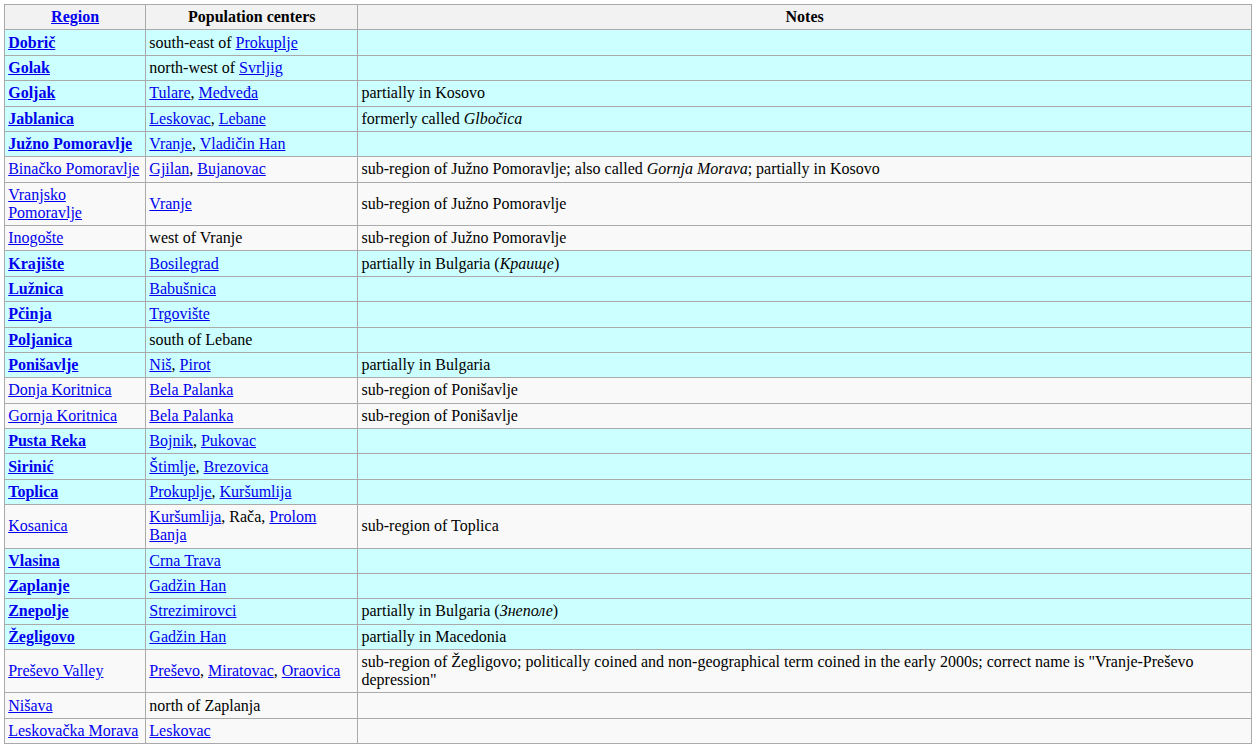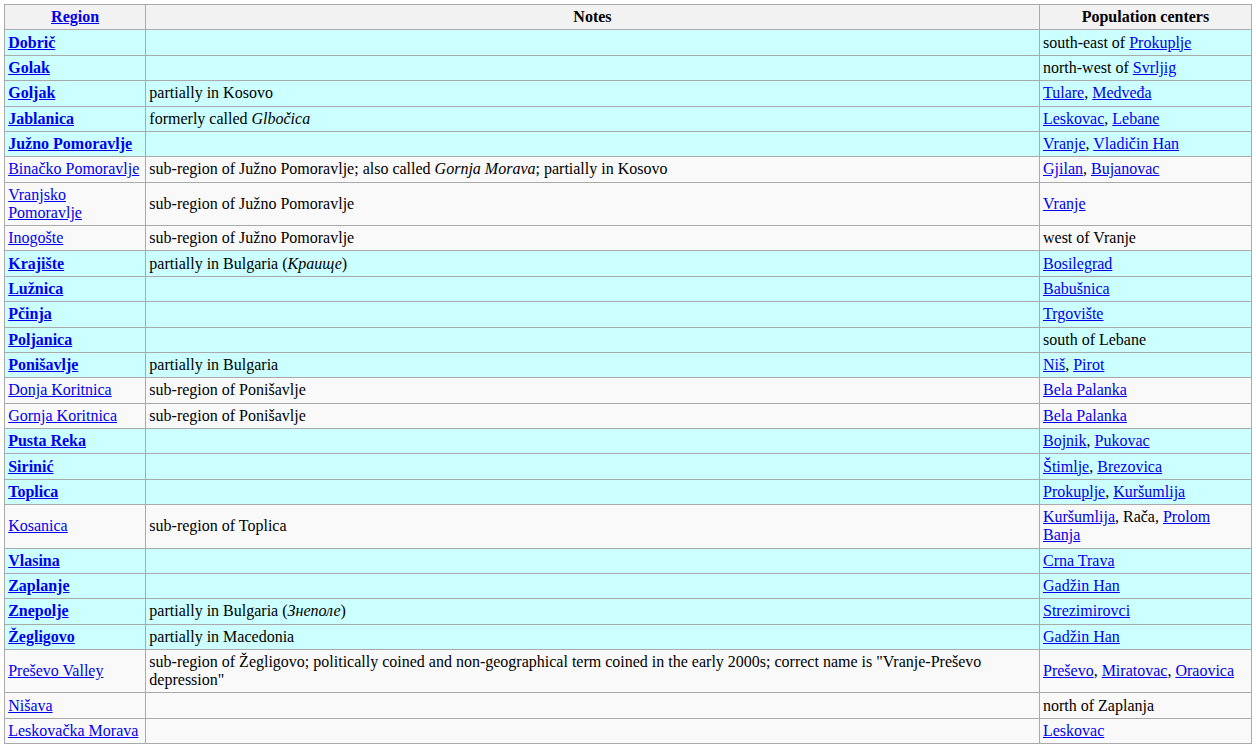columns swapped: (252, 17) <-> (805, 17)
